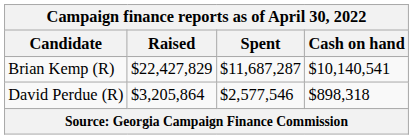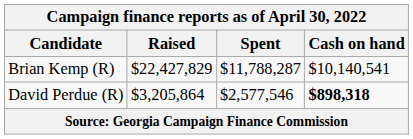(261, 69) $11,687,287 -> (261, 69) $11,788,287
(339, 95) normal -> (339, 95) bold
